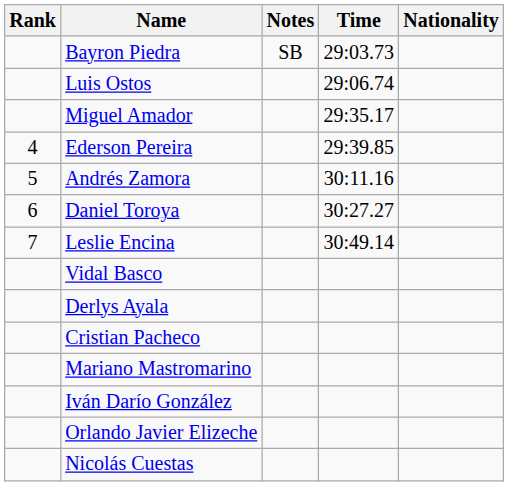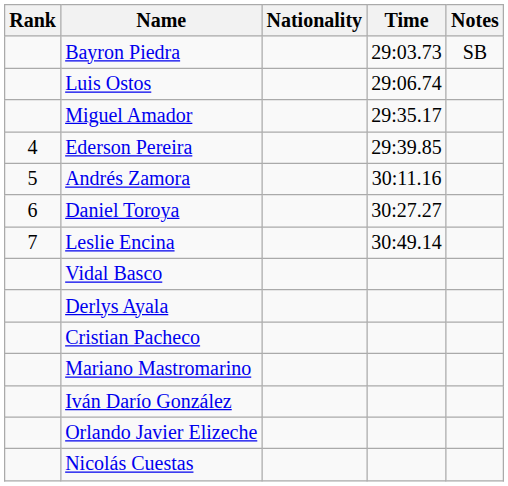columns swapped: (451, 20) <-> (290, 20)
